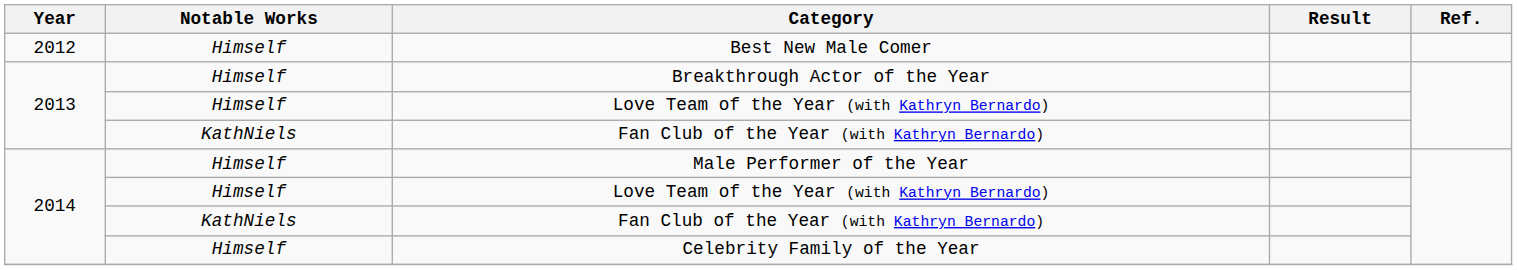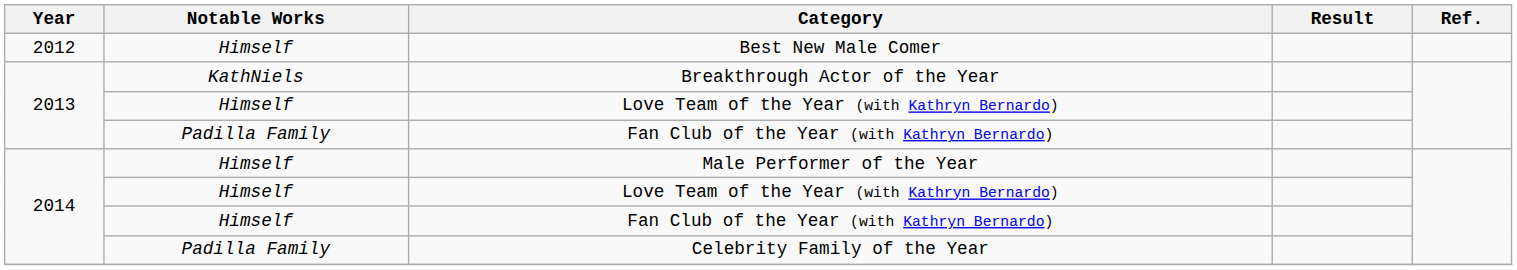(249, 77) Himself -> (256, 77) KathNiels
(249, 134) KathNiels -> (256, 134) Padilla Family
(249, 221) KathNiels -> (256, 221) Himself
(249, 250) Himself -> (256, 250) Padilla Family
